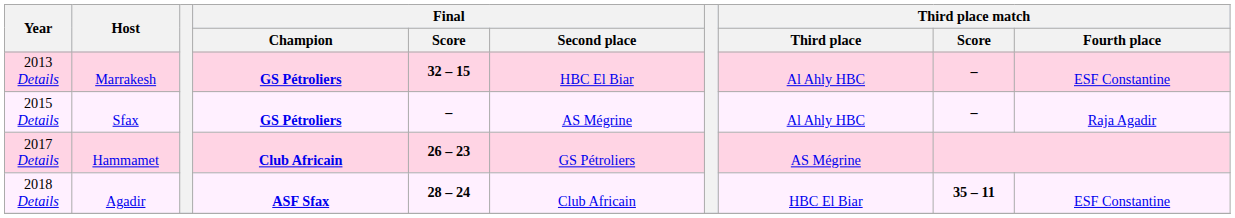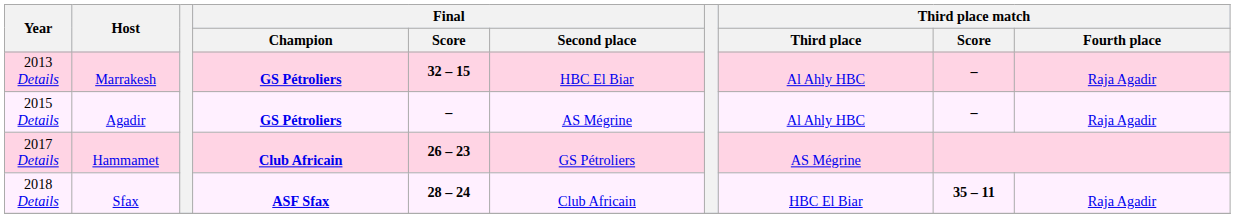(1122, 80) ESF Constantine -> (1122, 80) Raja Agadir
(126, 120) Sfax -> (126, 120) Agadir
(126, 201) Agadir -> (126, 201) Sfax
(1122, 201) ESF Constantine -> (1122, 201) Raja Agadir
